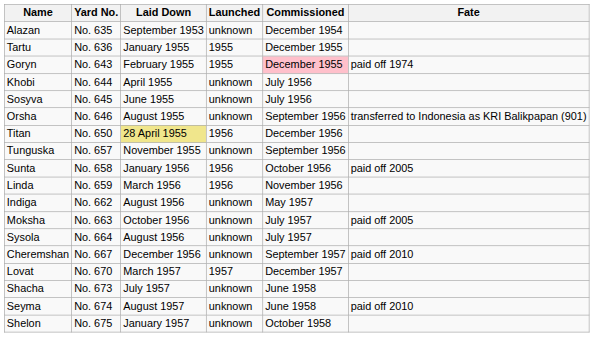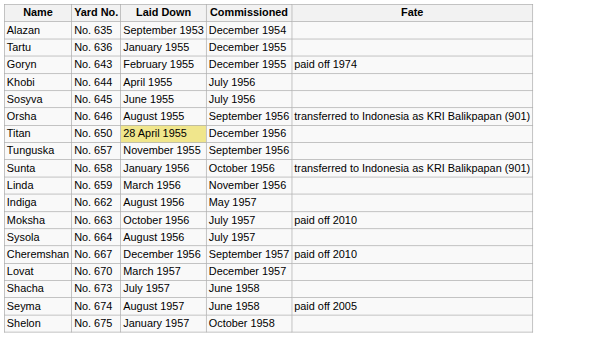- column: (234, 13)
(304, 64) pink background -> (247, 64) no background
(382, 168) paid off 2005 -> (412, 168) transferred to Indonesia as KRI Balikpapan (901)
(382, 220) paid off 2005 -> (326, 220) paid off 2010
(382, 306) paid off 2010 -> (326, 306) paid off 2005
